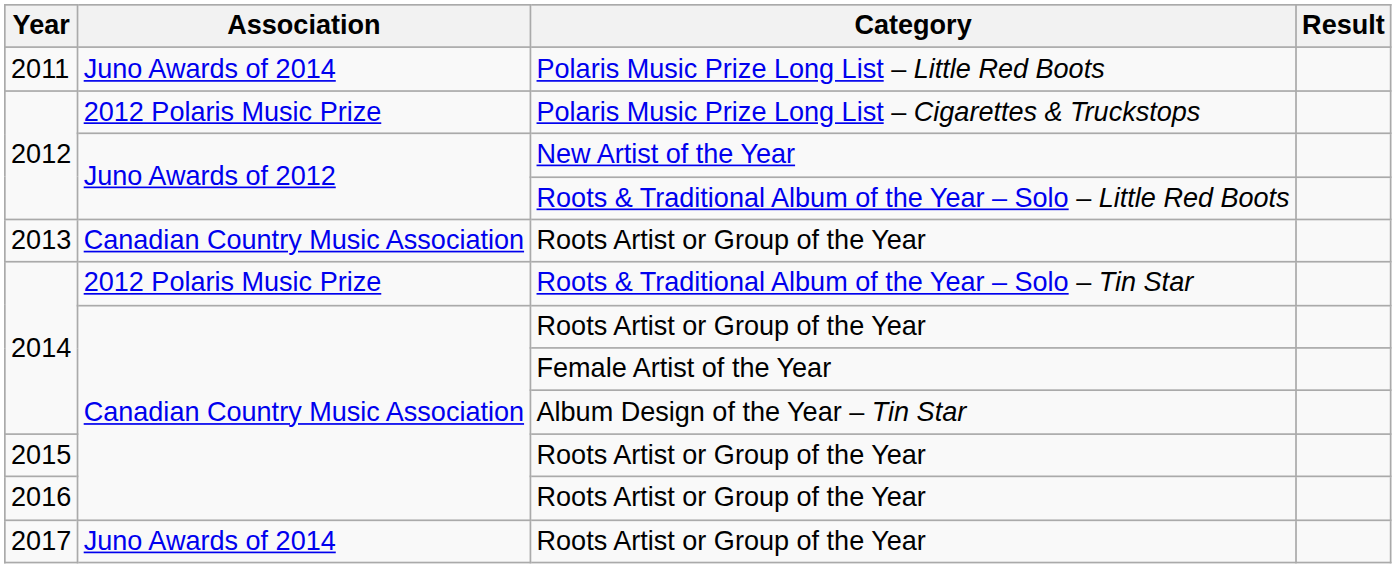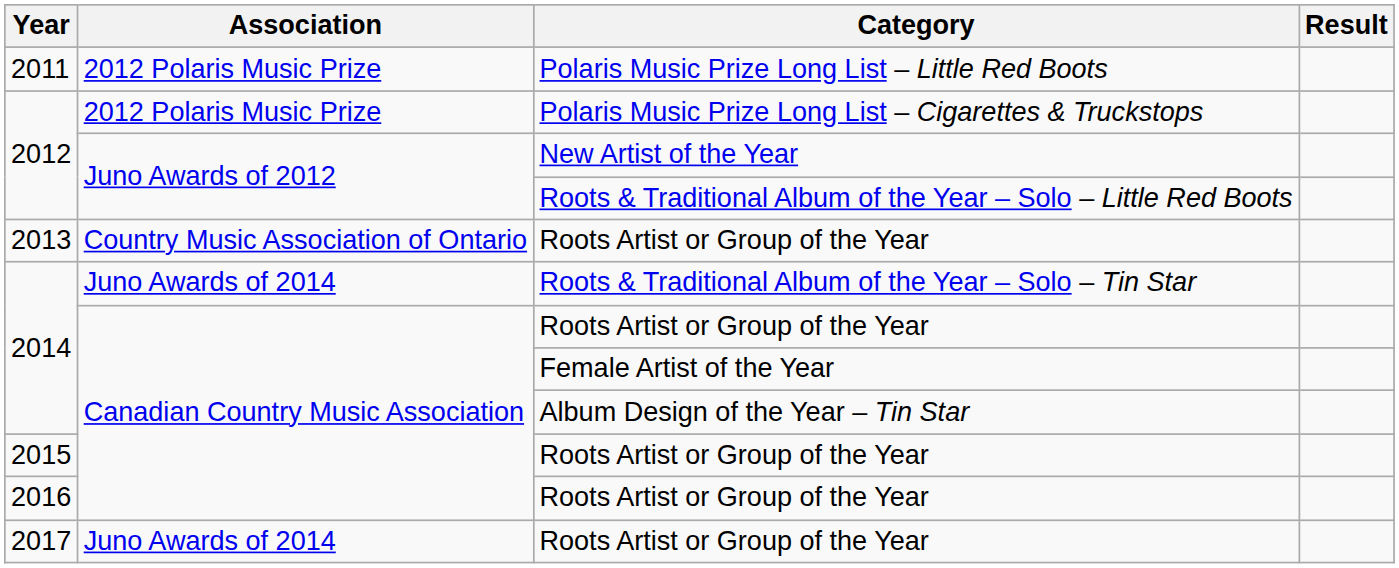(210, 68) Juno Awards of 2014 -> (232, 68) 2012 Polaris Music Prize
(304, 240) Canadian Country Music Association -> (305, 240) Country Music Association of Ontario
(232, 283) 2012 Polaris Music Prize -> (210, 283) Juno Awards of 2014
